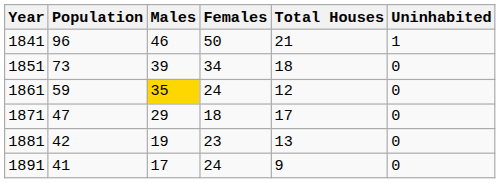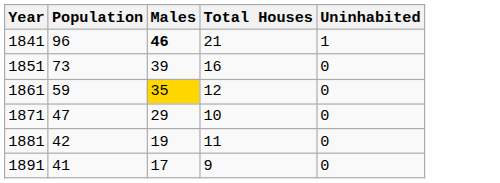- column: (235, 17)
(160, 42) normal -> (160, 42) bold
(284, 67) 18 -> (213, 67) 16
(284, 116) 17 -> (213, 116) 10
(284, 141) 13 -> (213, 141) 11
